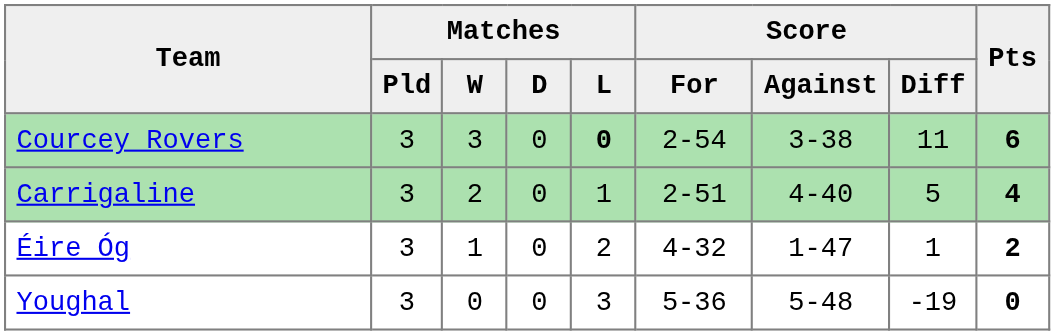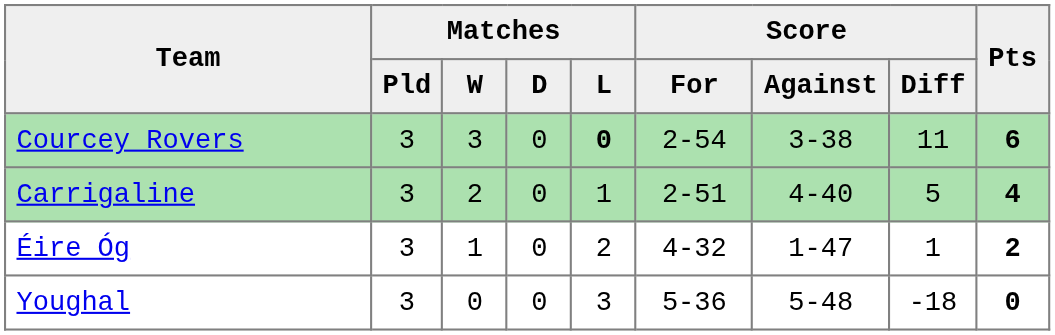(933, 302) -19 -> (933, 302) -18
